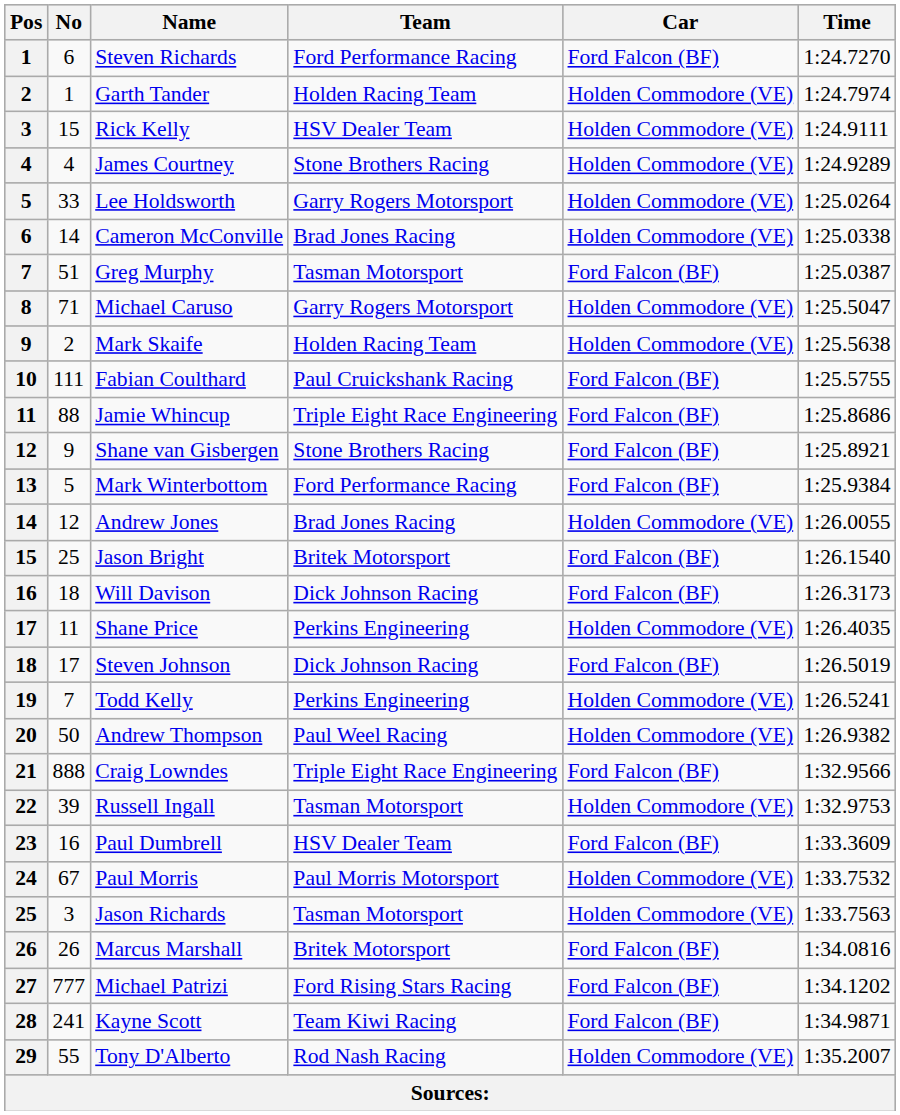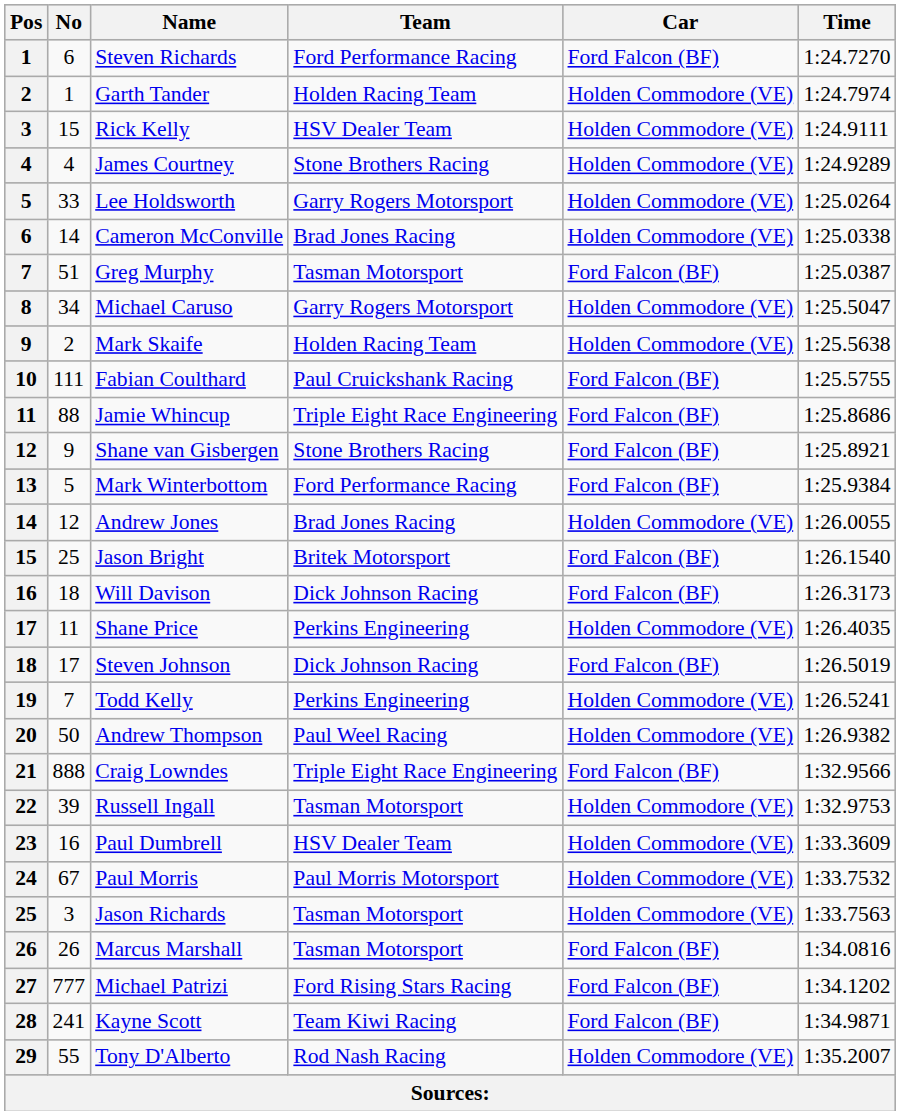(69, 307) 71 -> (69, 307) 34
(643, 842) Ford Falcon (BF) -> (680, 842) Holden Commodore (VE)
(372, 949) Britek Motorsport -> (378, 949) Tasman Motorsport
